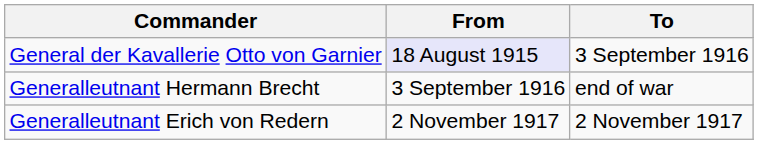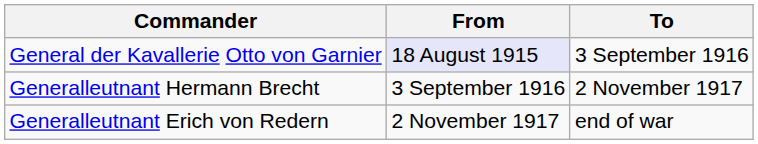(624, 88) end of war -> (659, 88) 2 November 1917
(659, 121) 2 November 1917 -> (624, 121) end of war
